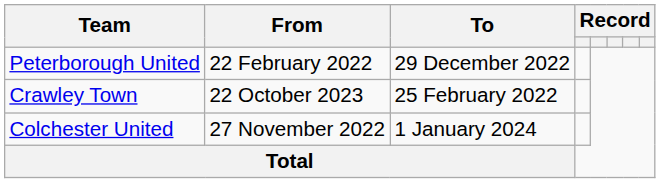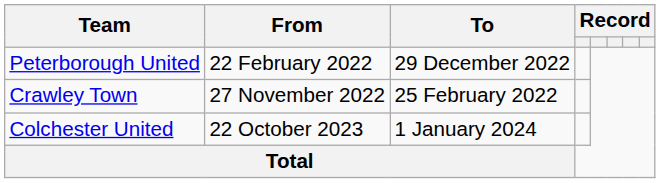(286, 95) 22 October 2023 -> (297, 95) 27 November 2022
(297, 128) 27 November 2022 -> (286, 128) 22 October 2023
